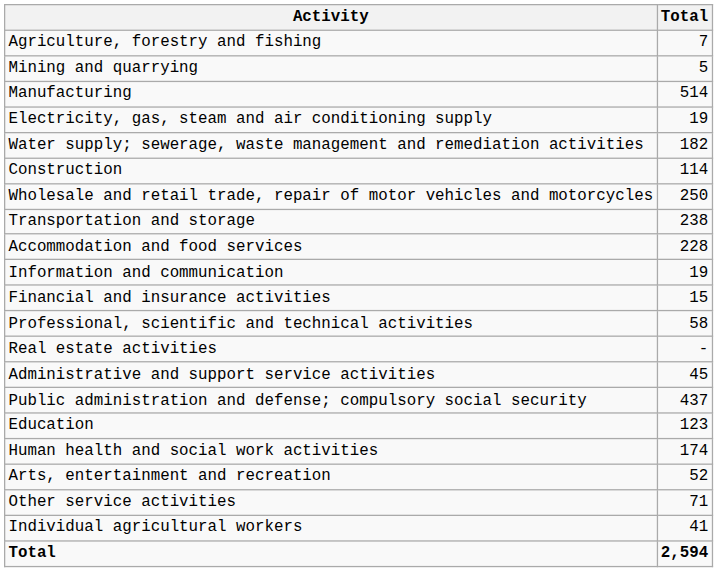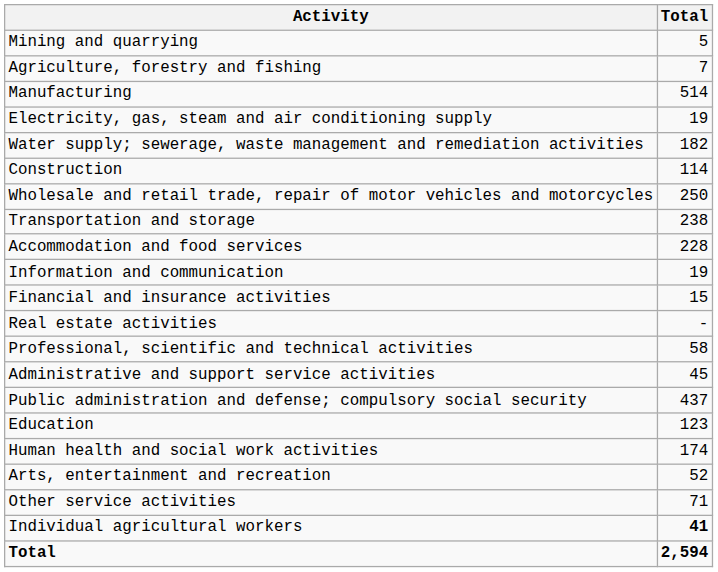rows swapped: (165, 43) <-> (103, 69)
rows swapped: (113, 350) <-> (241, 324)
(699, 528) normal -> (699, 528) bold
